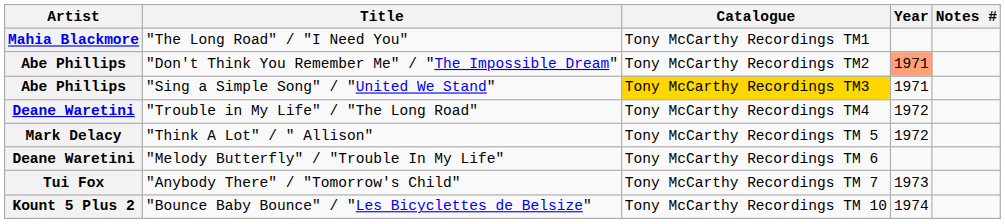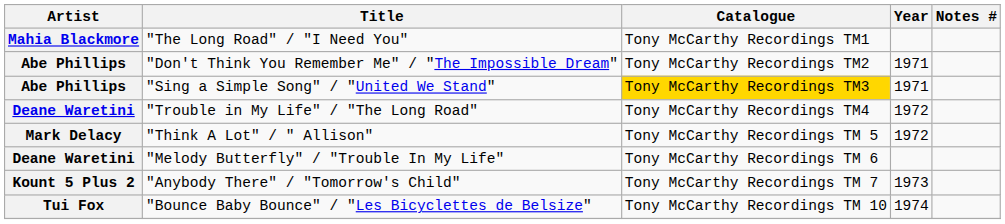(911, 64) lightsalmon background -> (911, 64) no background
(74, 183) Tui Fox -> (74, 183) Kount 5 Plus 2
(74, 206) Kount 5 Plus 2 -> (74, 206) Tui Fox
